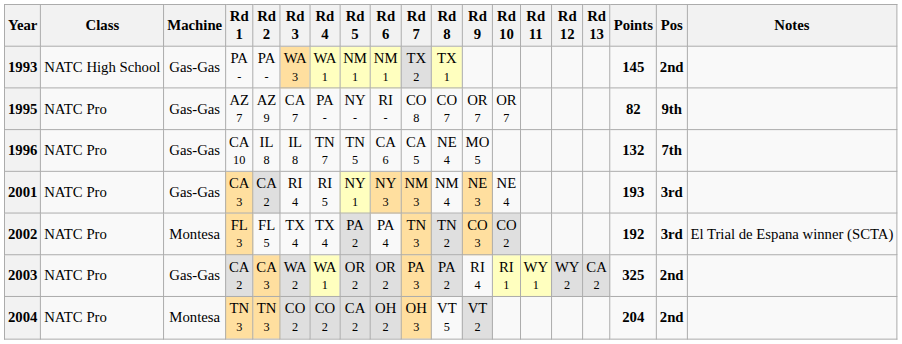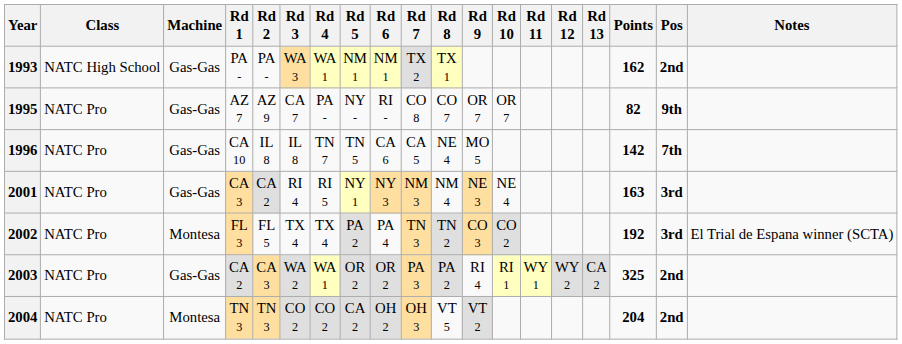(633, 67) 145 -> (633, 67) 162
(633, 150) 132 -> (633, 150) 142
(633, 192) 193 -> (633, 192) 163
